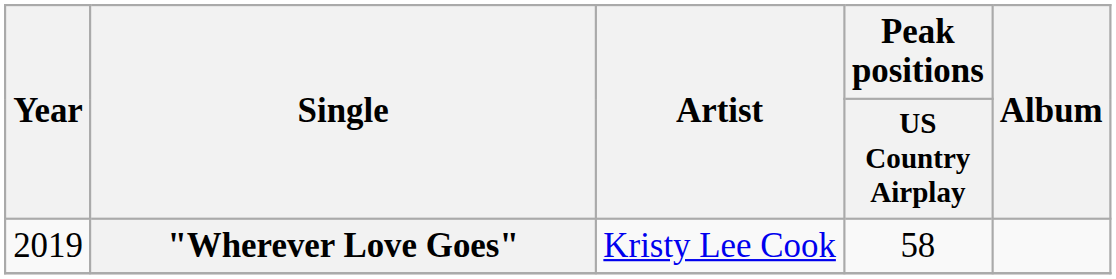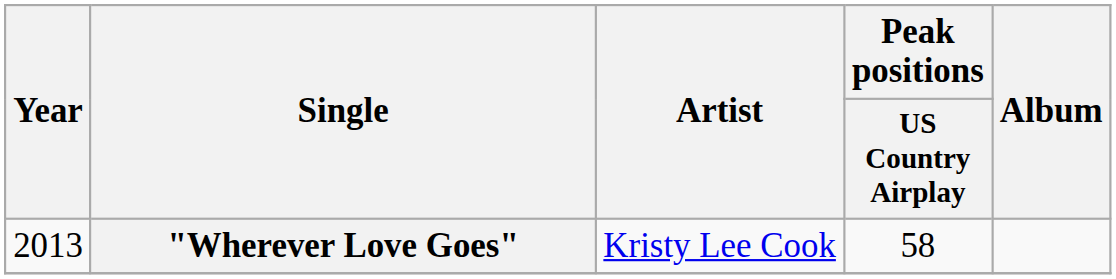(48, 245) 2019 -> (48, 245) 2013
